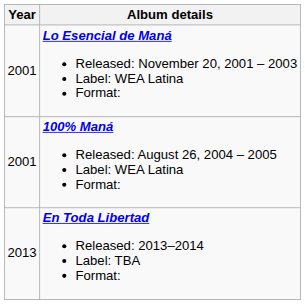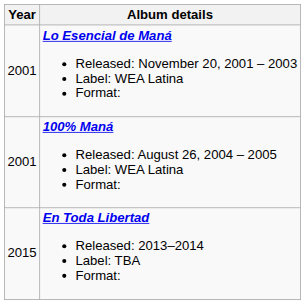(22, 253) 2013 -> (22, 253) 2015
